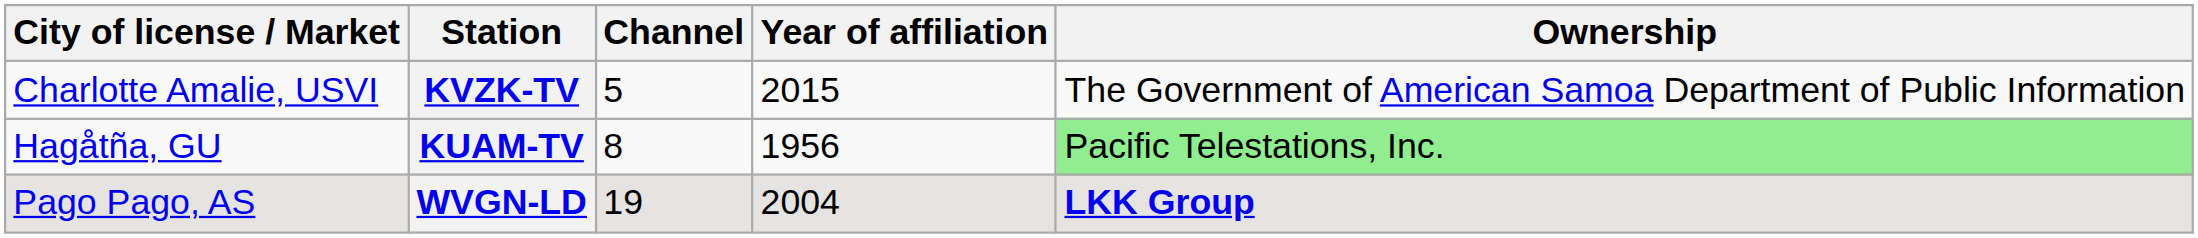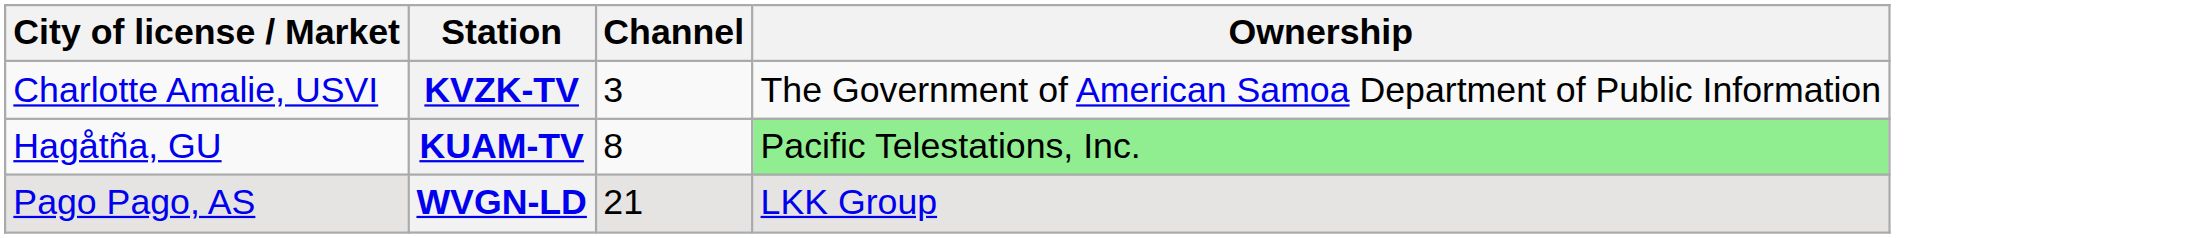- column: (904, 32)
(613, 89) 5 -> (613, 89) 3
(623, 202) 19 -> (623, 202) 21
(1160, 202) bold -> (849, 202) normal
